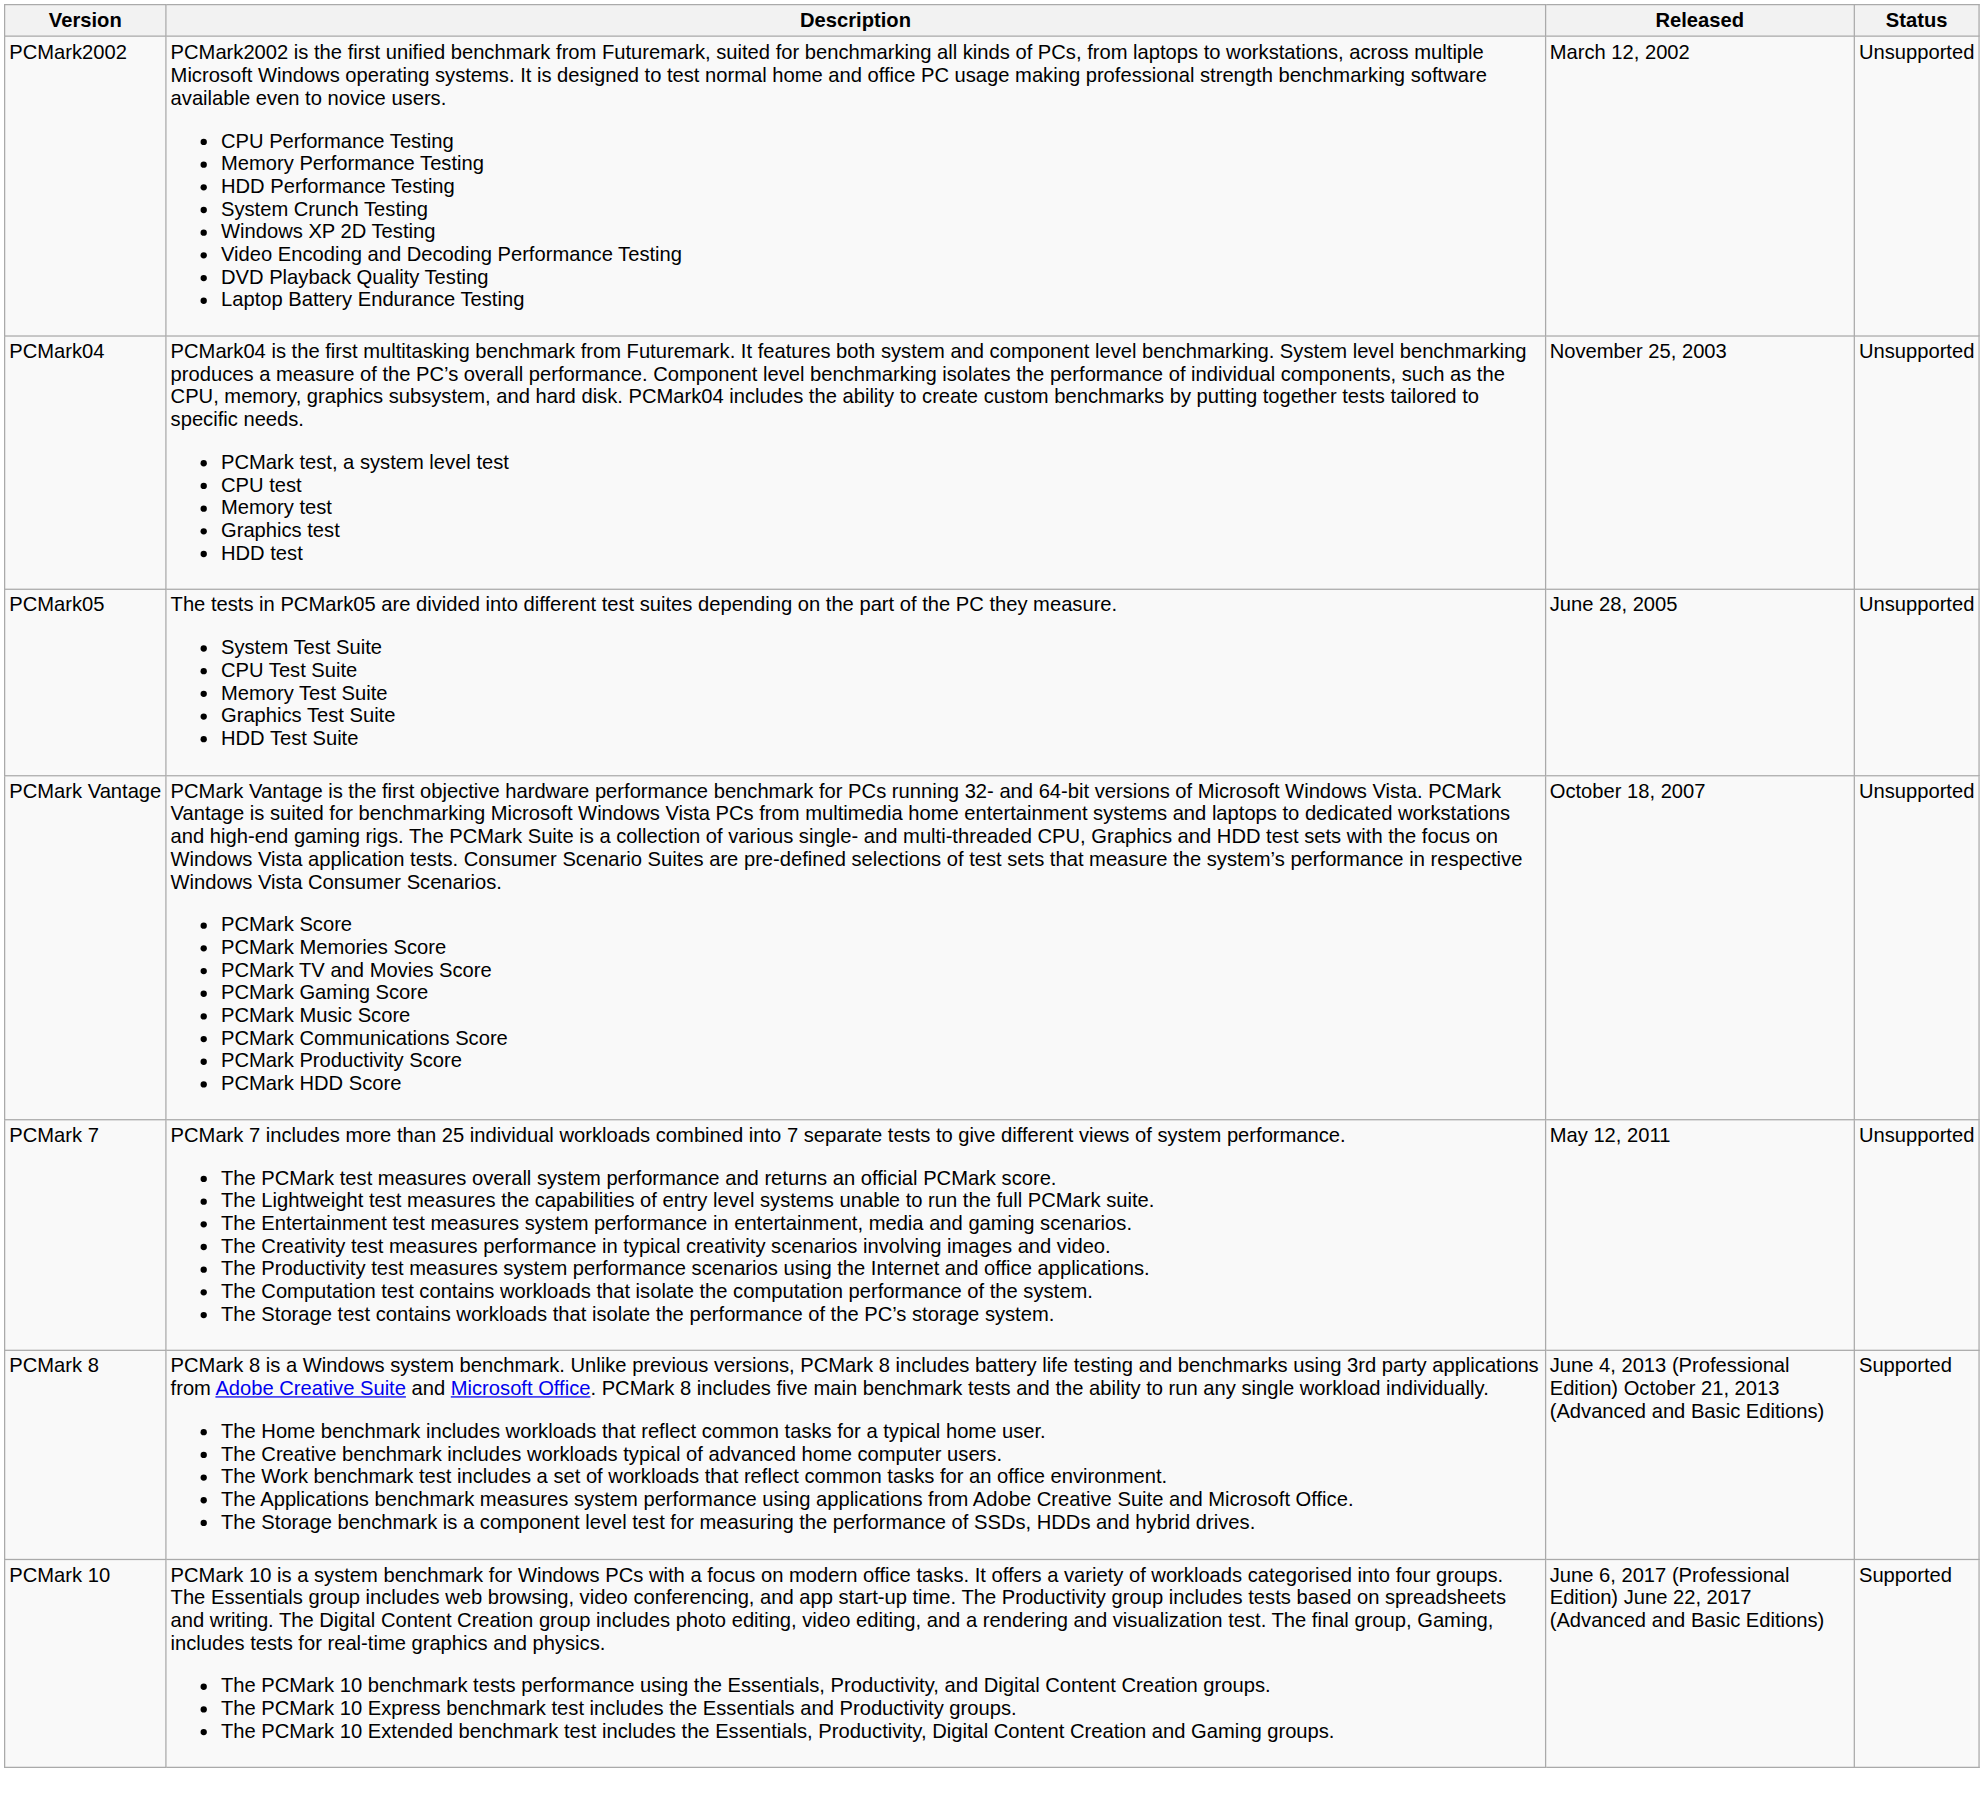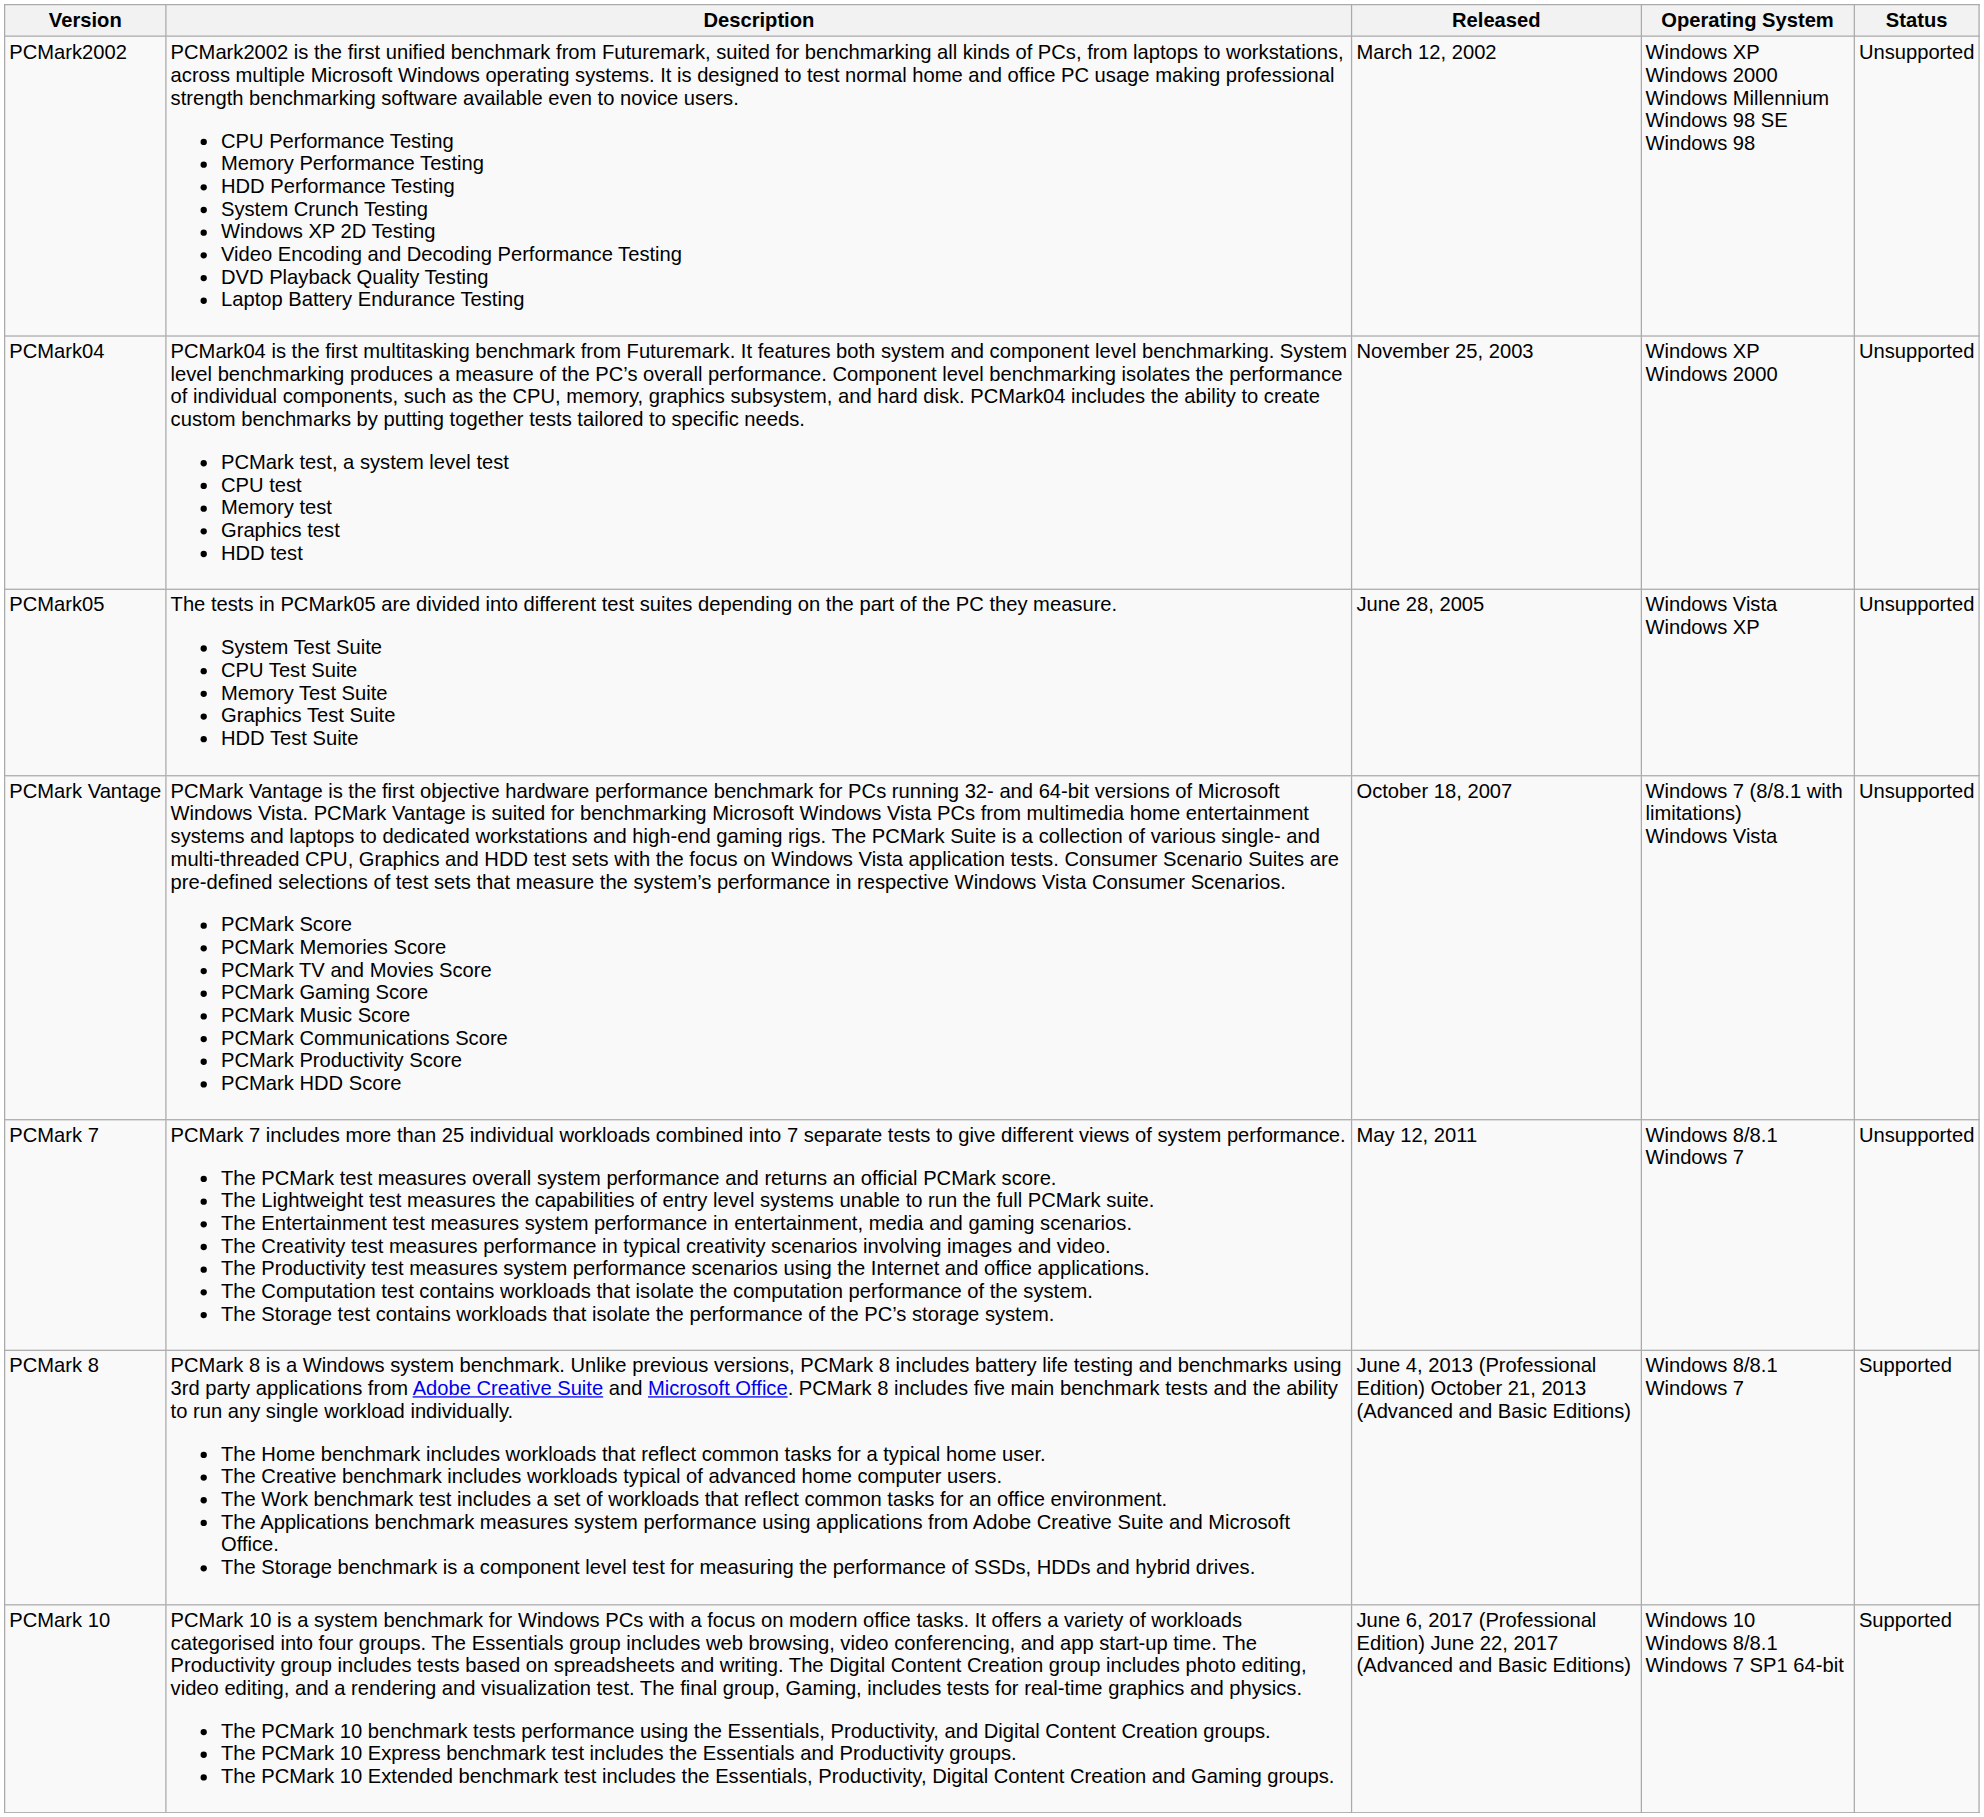+ column: (1748, 20)
